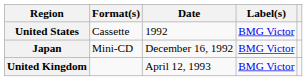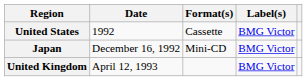columns swapped: (189, 13) <-> (116, 13)
